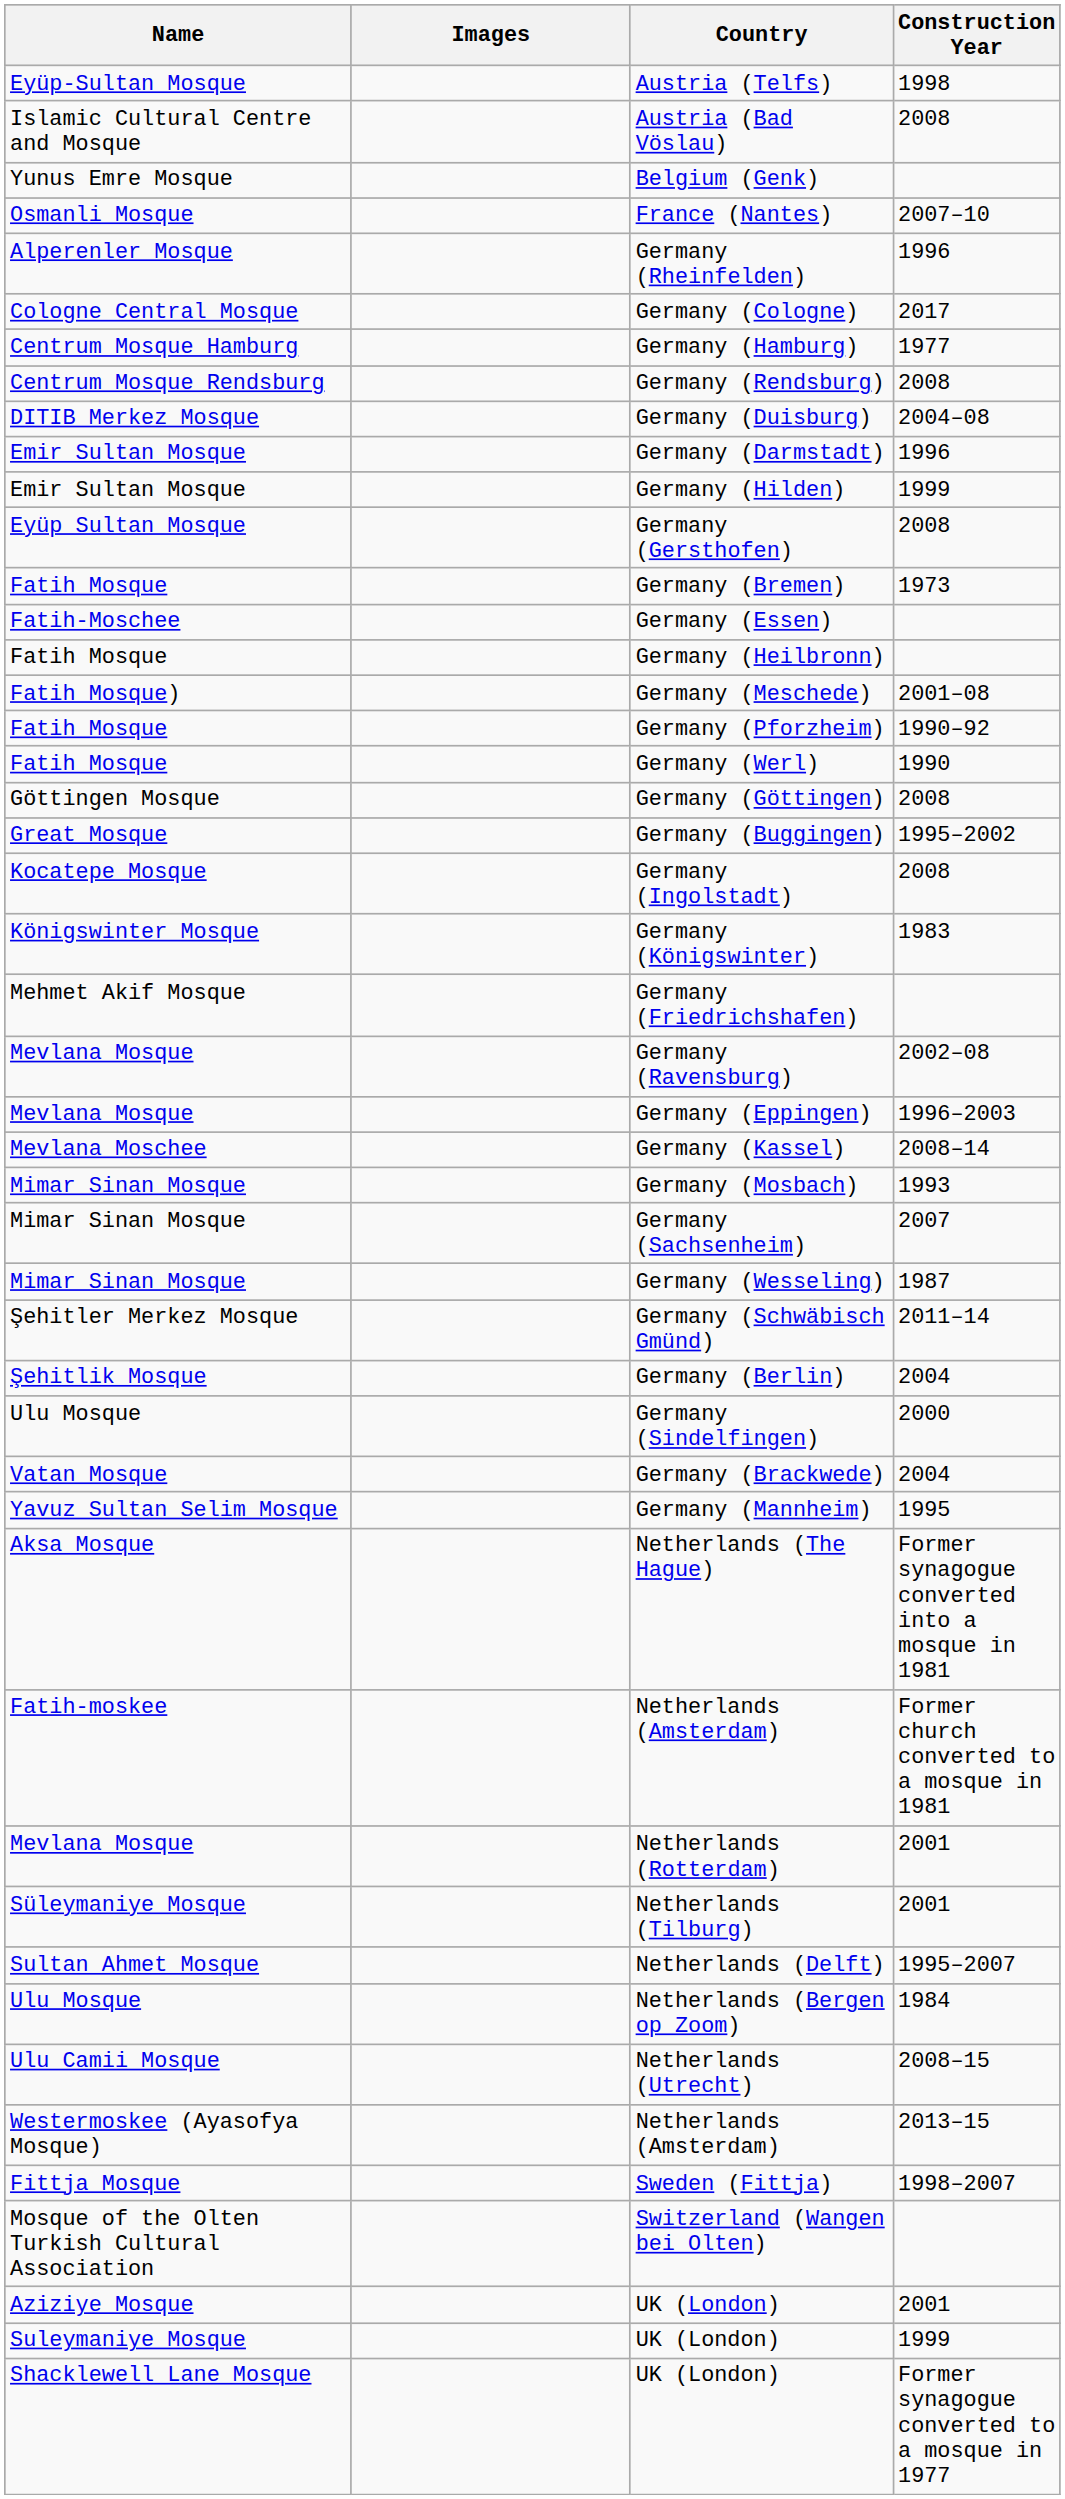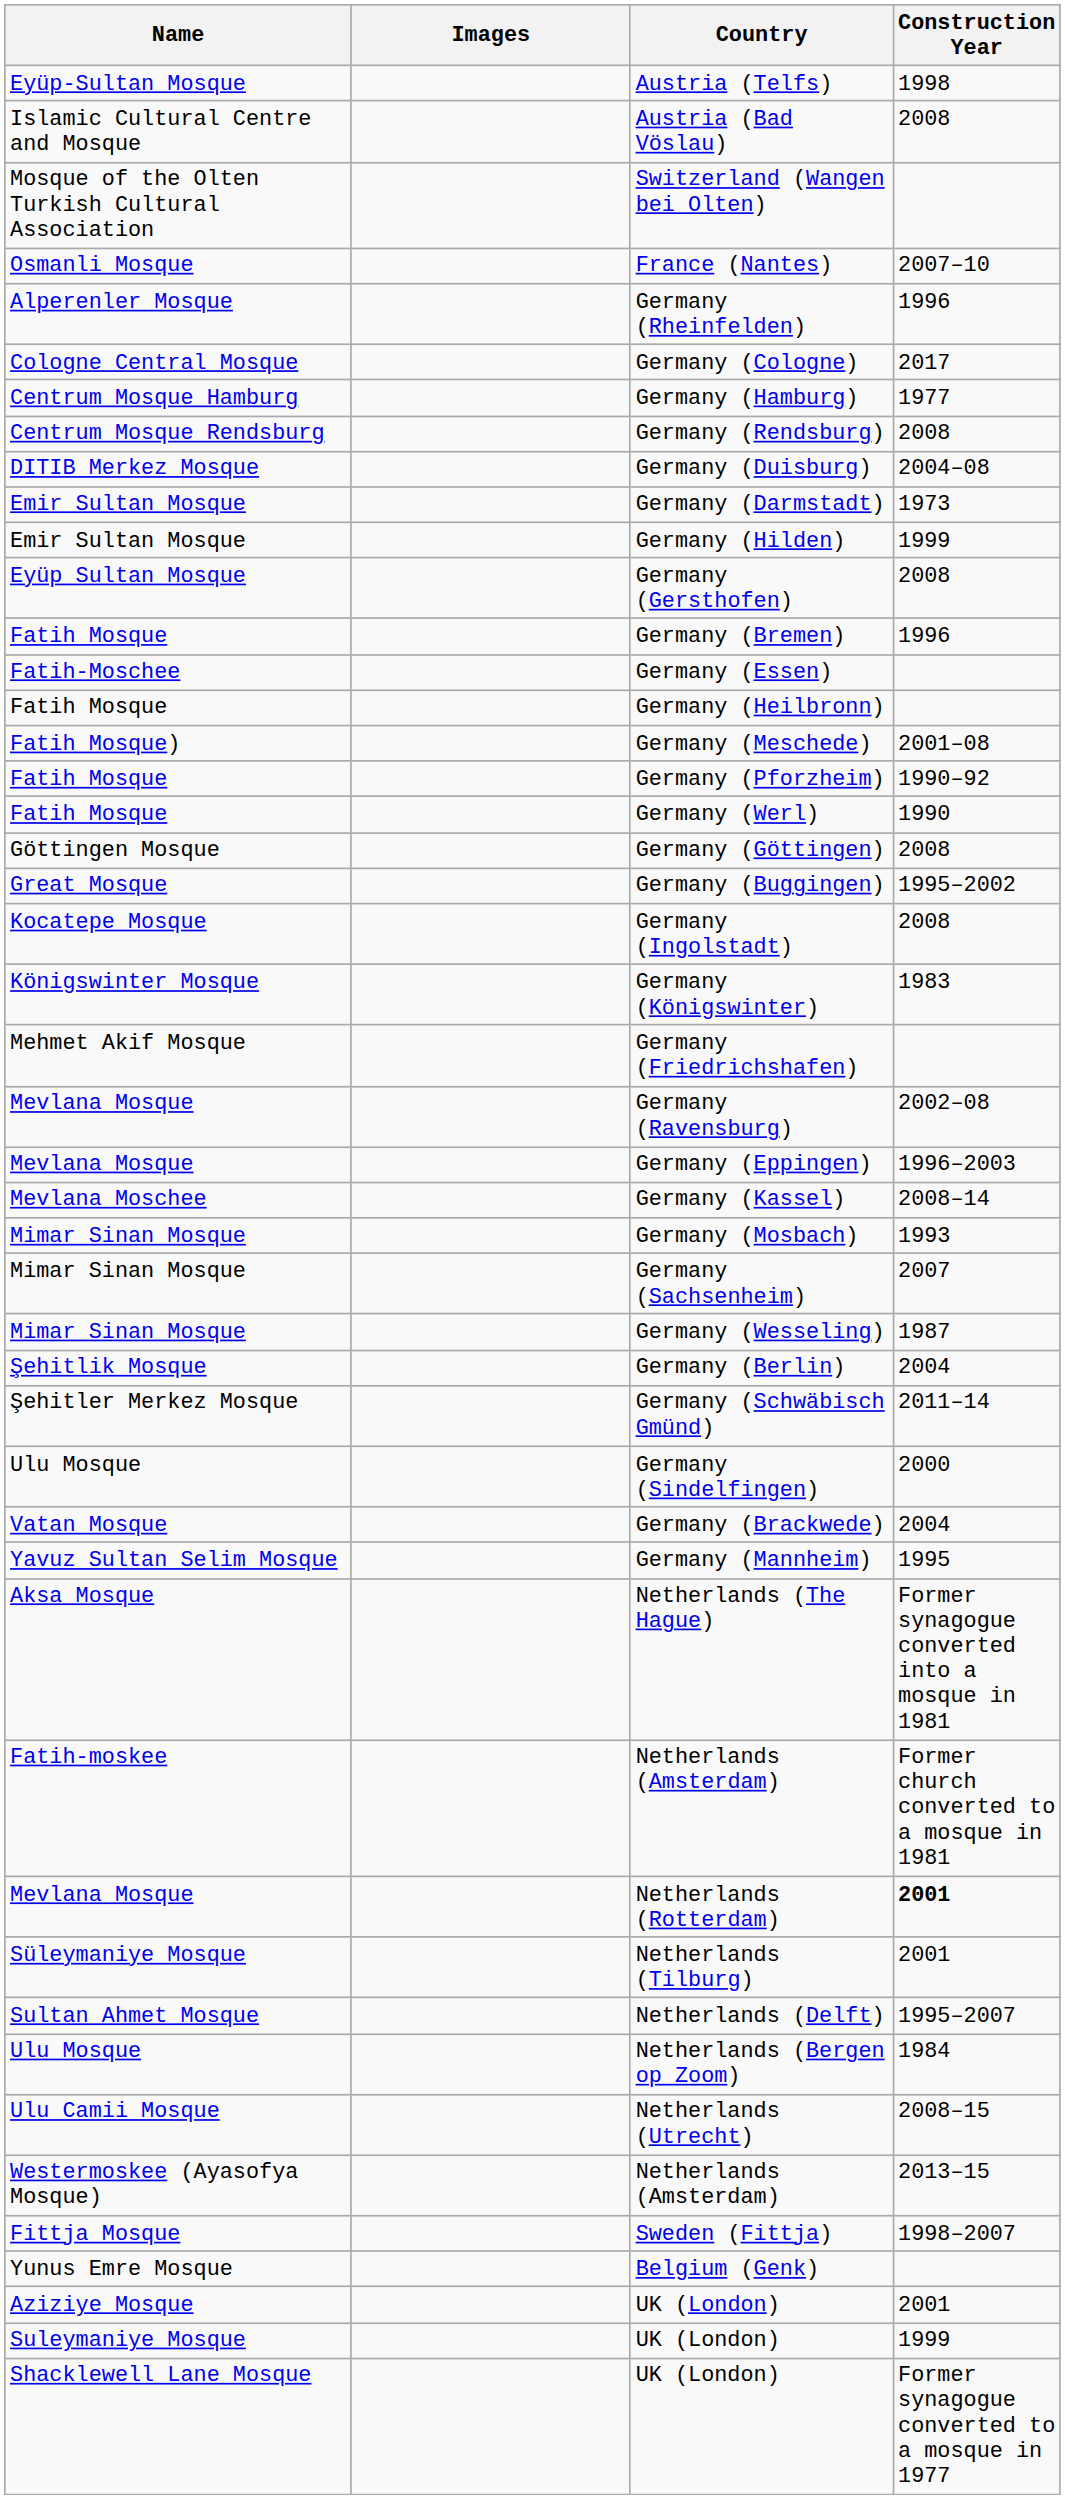rows swapped: (121, 180) <-> (135, 2244)
(924, 454) 1996 -> (924, 505) 1973
(924, 586) 1973 -> (924, 637) 1996
rows swapped: (154, 1317) <-> (108, 1378)
(924, 1844) normal -> (924, 1894) bold
